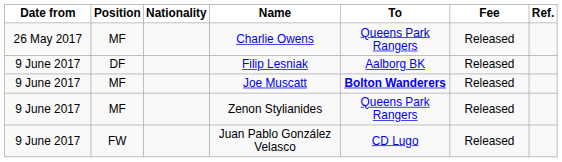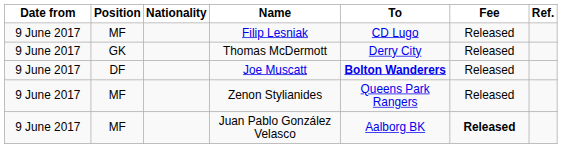- row: (275, 39)
(117, 64) DF -> (117, 32) MF
(395, 64) Aalborg BK -> (395, 32) CD Lugo
+ row: (275, 51)
(117, 83) MF -> (117, 70) DF
(117, 141) FW -> (117, 127) MF
(395, 141) CD Lugo -> (395, 127) Aalborg BK
(489, 141) normal -> (489, 127) bold
